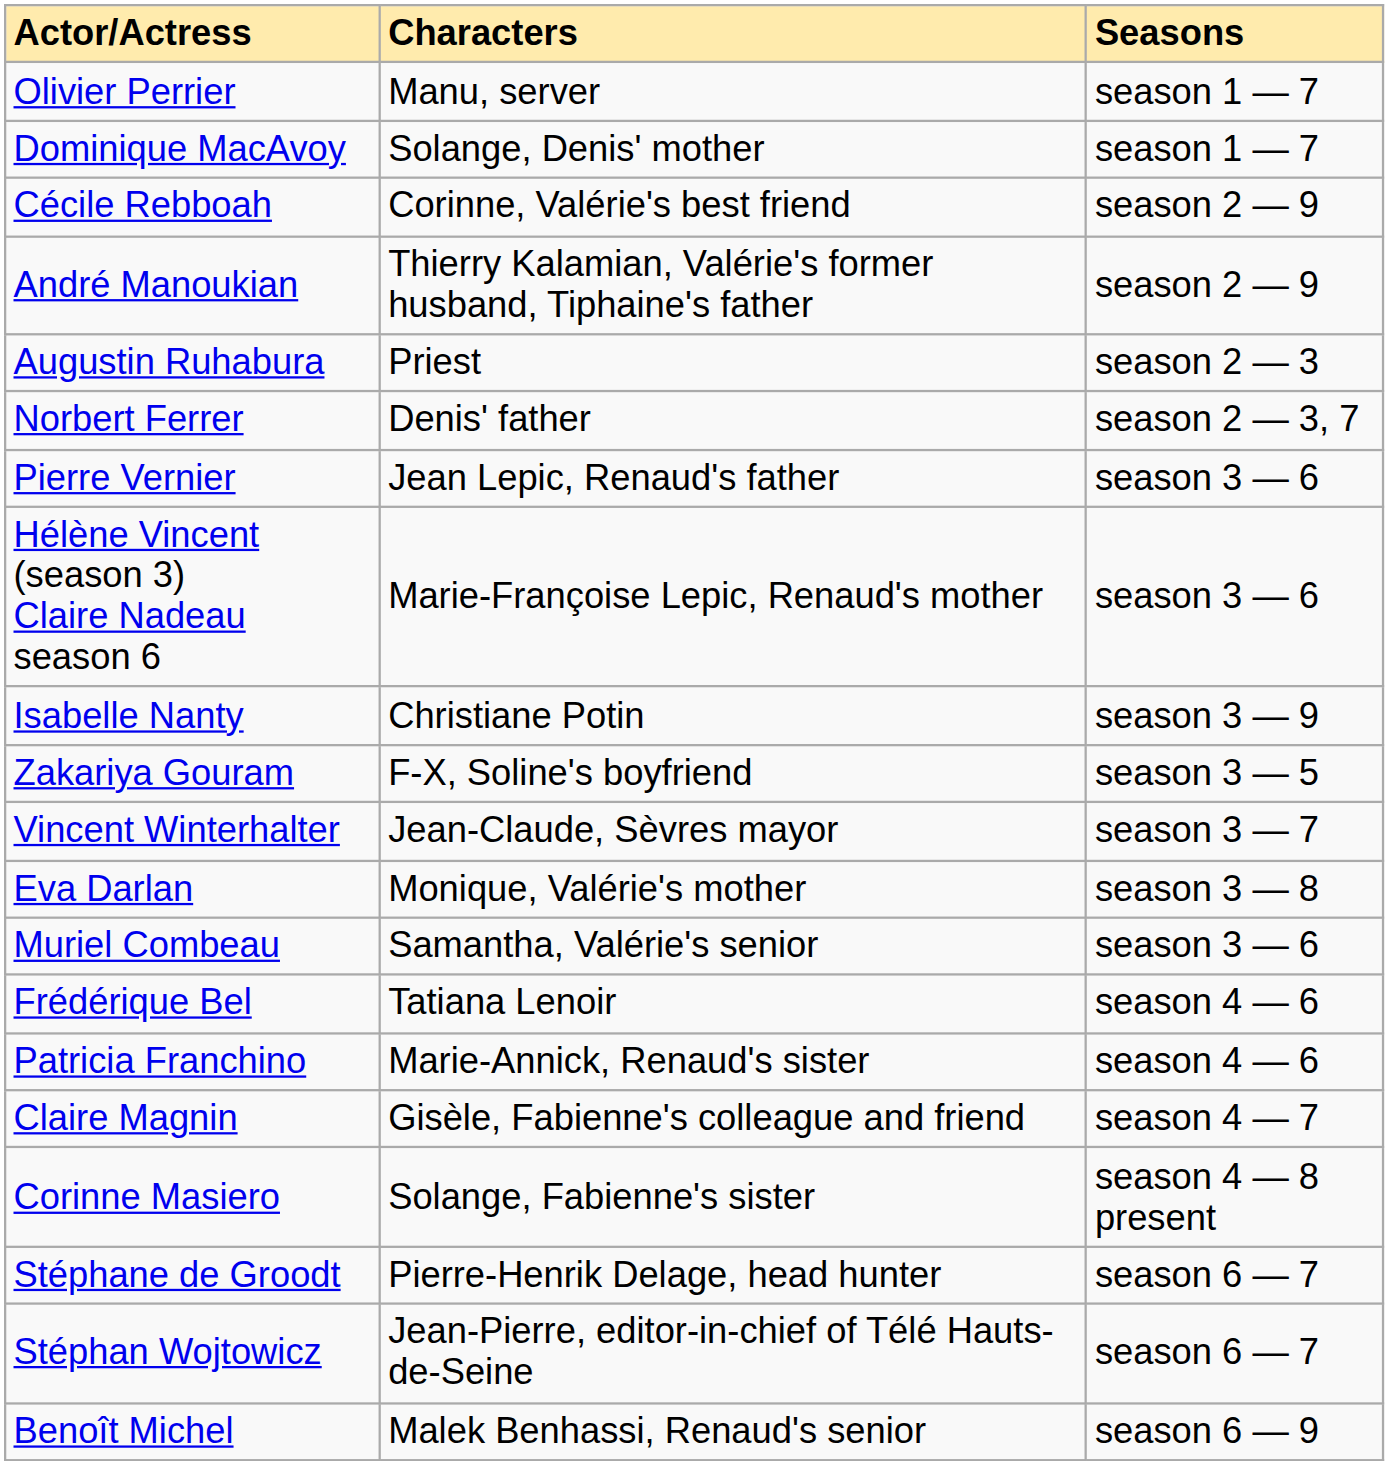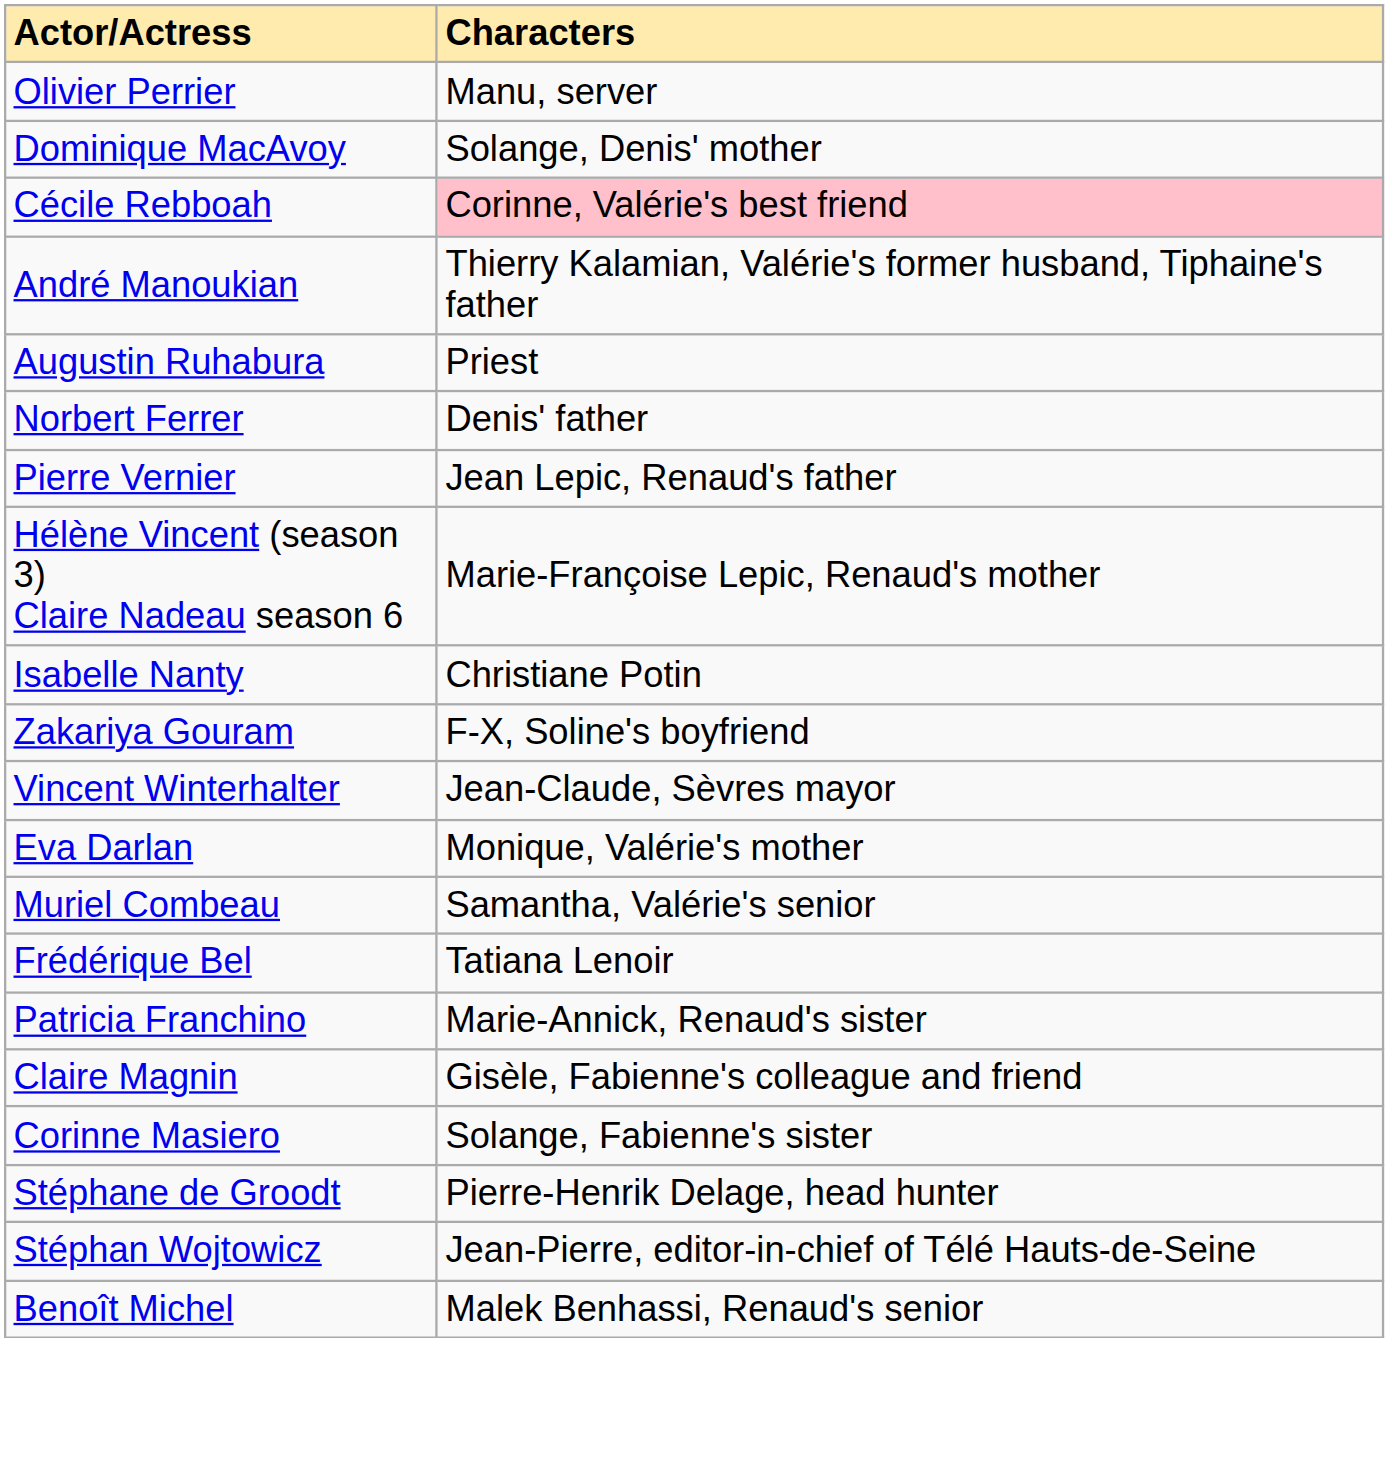- column: (1170, 33)
(619, 206) no background -> (677, 206) pink background
